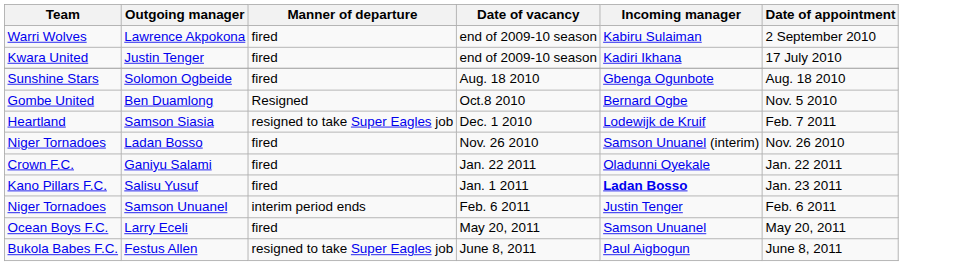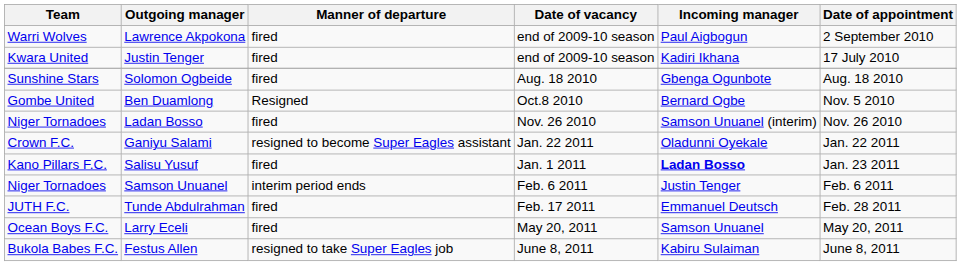(652, 36) Kabiru Sulaiman -> (704, 36) Paul Aigbogun
- row: (169, 121)
(265, 164) fired -> (381, 143) resigned to become Super Eagles assistant
+ row: (185, 206)
(646, 249) Paul Aigbogun -> (710, 249) Kabiru Sulaiman
